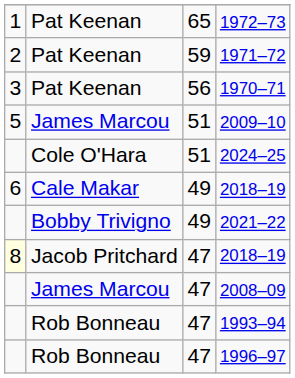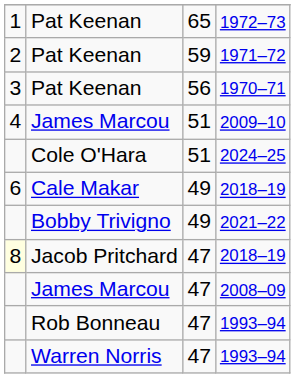(15, 121) 5 -> (15, 121) 4
+ row: (96, 356)
- row: (96, 356)
